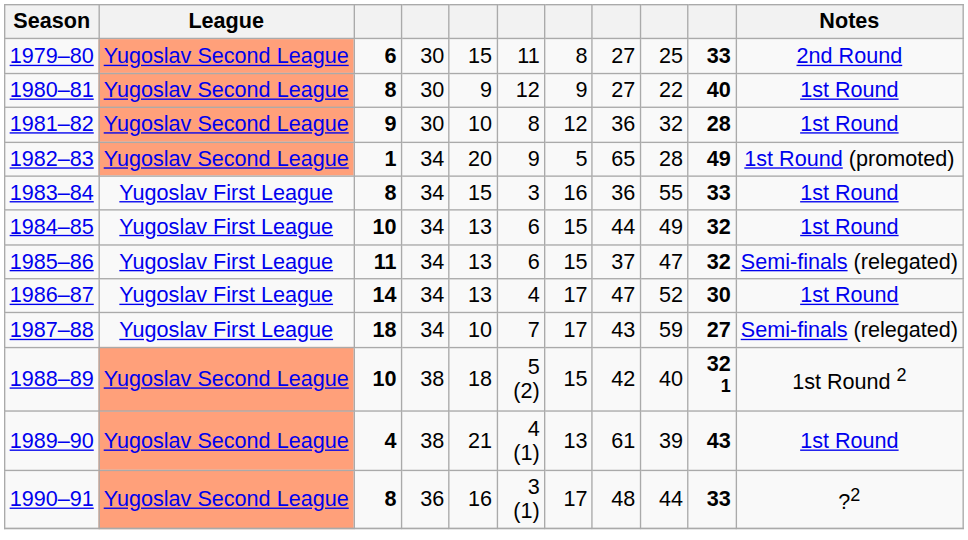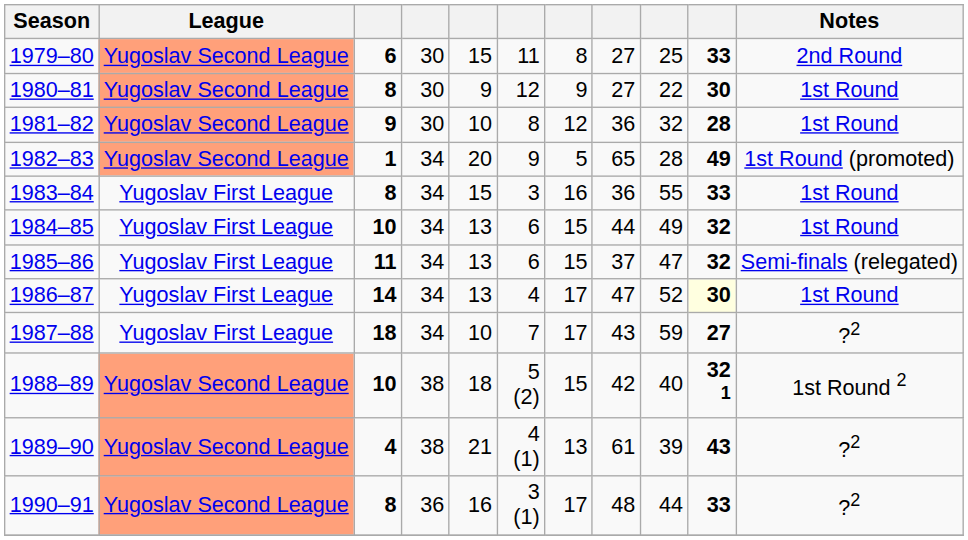(719, 90) 40 -> (719, 90) 30
(719, 295) no background -> (719, 295) lightyellow background
(849, 329) Semi-finals (relegated) -> (849, 332) ?2
(849, 440) 1st Round -> (849, 446) ?2
